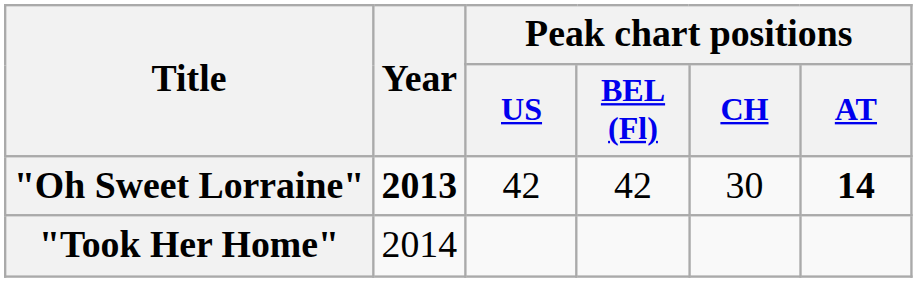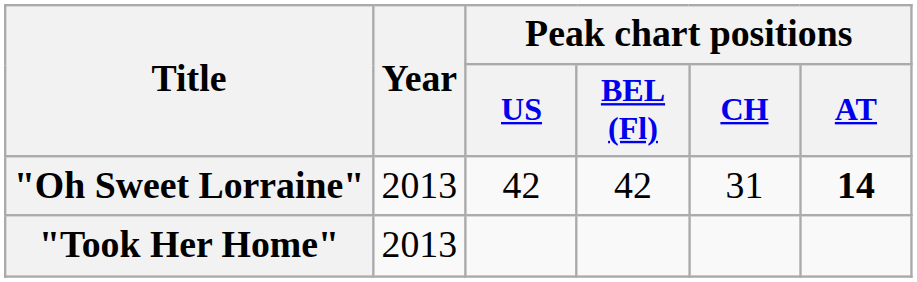(419, 185) bold -> (419, 185) normal
(744, 185) 30 -> (744, 185) 31
(419, 244) 2014 -> (419, 244) 2013
